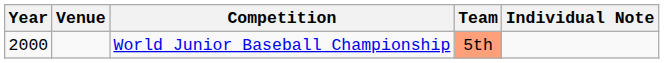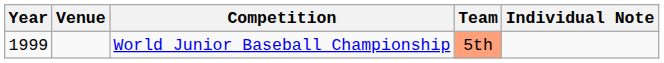(28, 45) 2000 -> (28, 45) 1999
